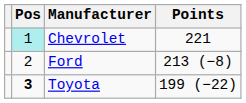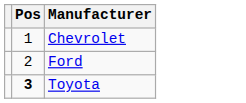- column: (198, 17)
(28, 40) paleturquoise background -> (28, 40) no background
